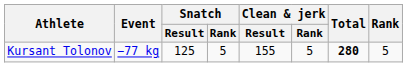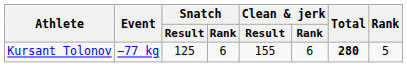(223, 52) 5 -> (223, 52) 6
(310, 52) 5 -> (310, 52) 6
